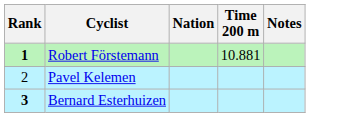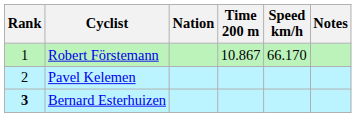+ column: (287, 24)
(25, 54) bold -> (25, 54) normal
(241, 54) 10.881 -> (241, 54) 10.867
